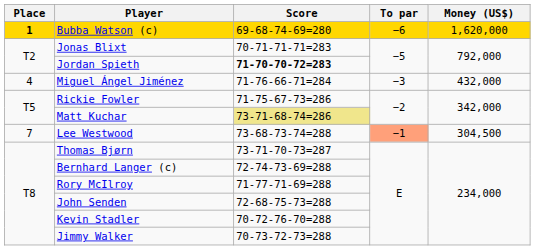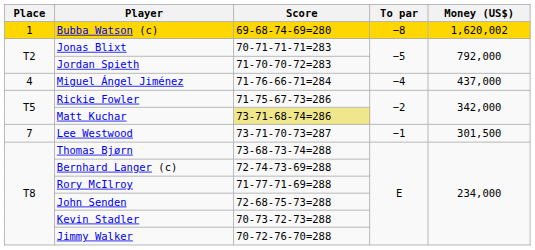(29, 30) bold -> (29, 30) normal
(399, 30) −6 -> (399, 30) −8
(479, 30) 1,620,000 -> (479, 30) 1,620,002
(284, 64) bold -> (284, 64) normal
(399, 82) −3 -> (399, 82) −4
(479, 82) 432,000 -> (479, 82) 437,000
(284, 133) 73-68-73-74=288 -> (284, 133) 73-71-70-73=287
(399, 133) lightsalmon background -> (399, 133) no background
(479, 133) 304,500 -> (479, 133) 301,500
(284, 150) 73-71-70-73=287 -> (284, 150) 73-68-73-74=288
(284, 219) 70-72-76-70=288 -> (284, 219) 70-73-72-73=288
(284, 236) 70-73-72-73=288 -> (284, 236) 70-72-76-70=288
